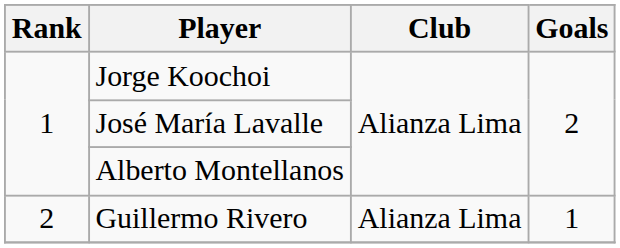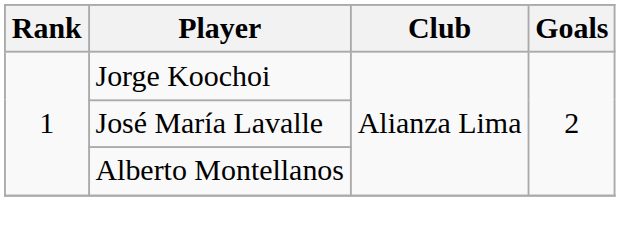- row: (201, 218)
